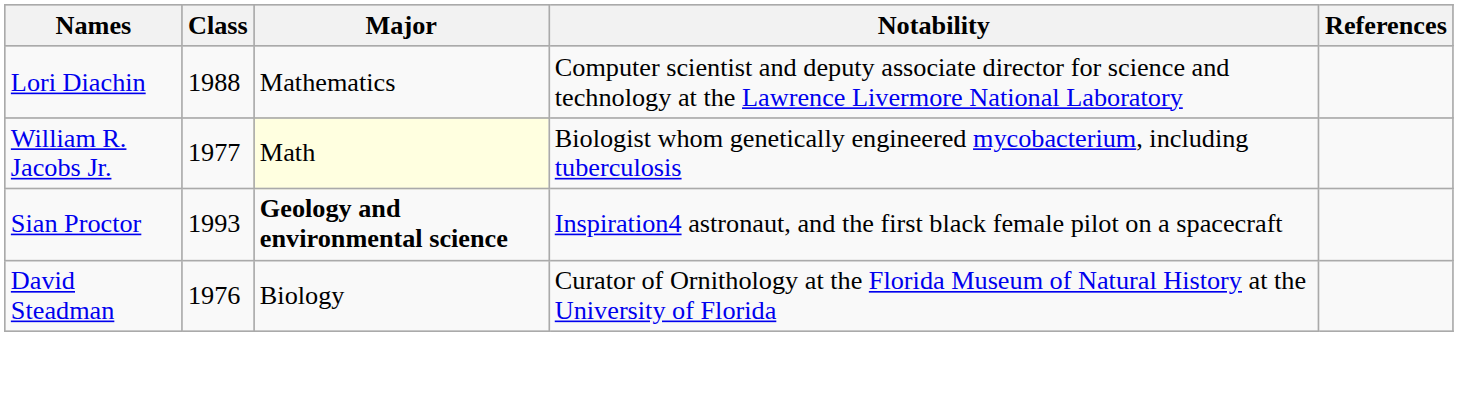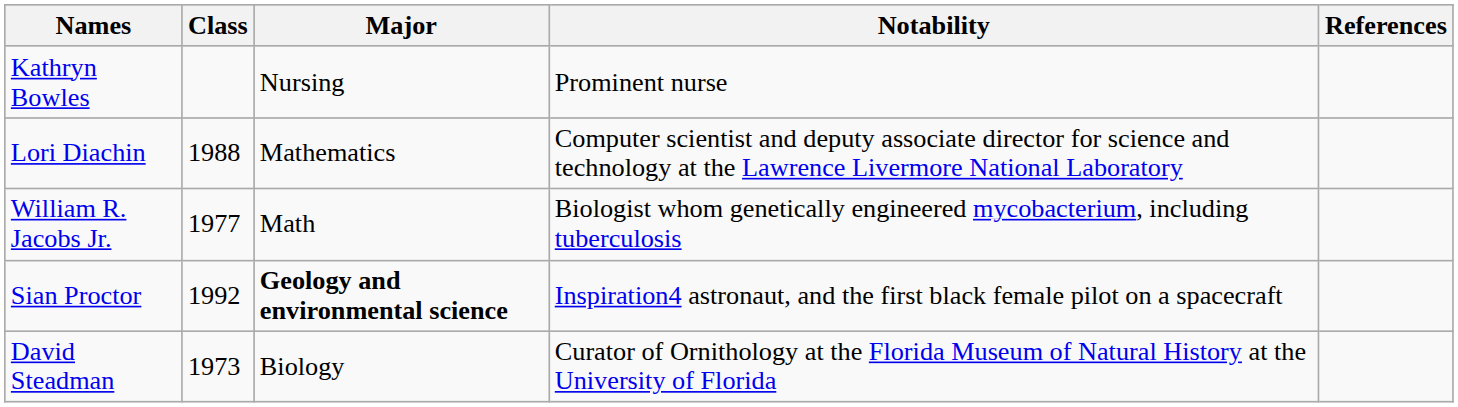+ row: (54, 81)
(288, 152) lightyellow background -> (288, 223) no background
(214, 223) 1993 -> (214, 295) 1992
(214, 295) 1976 -> (214, 366) 1973
